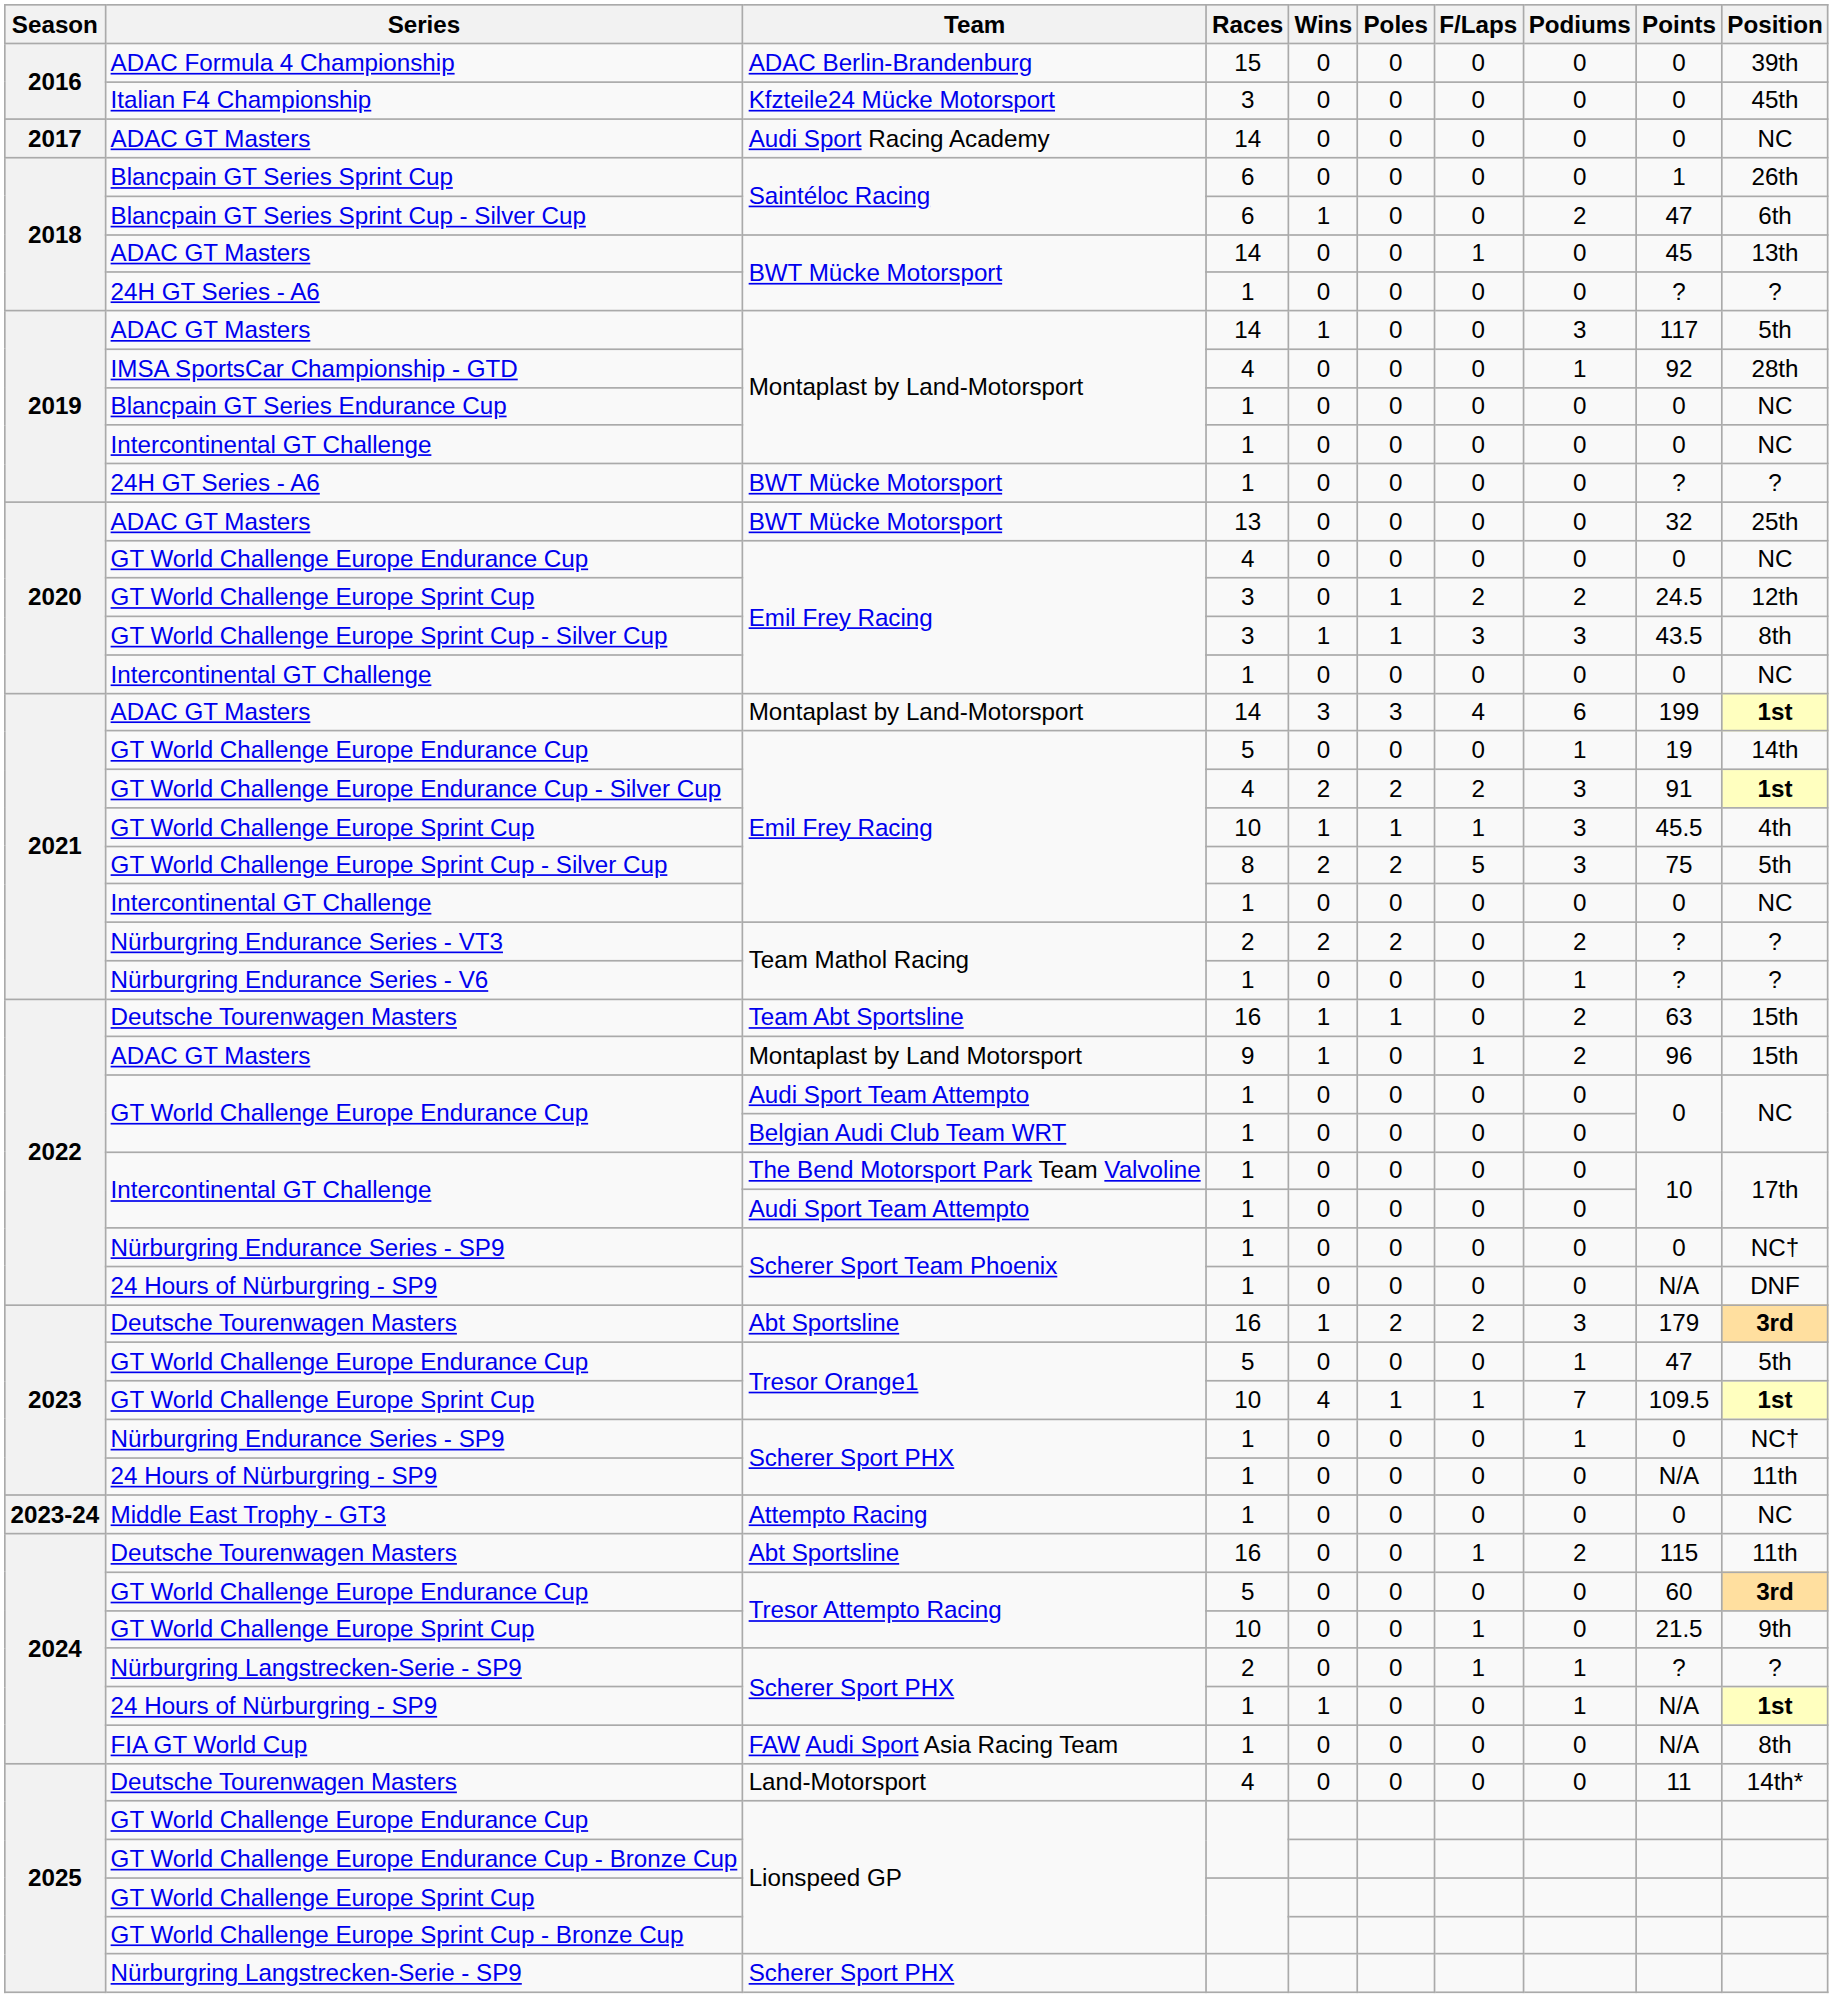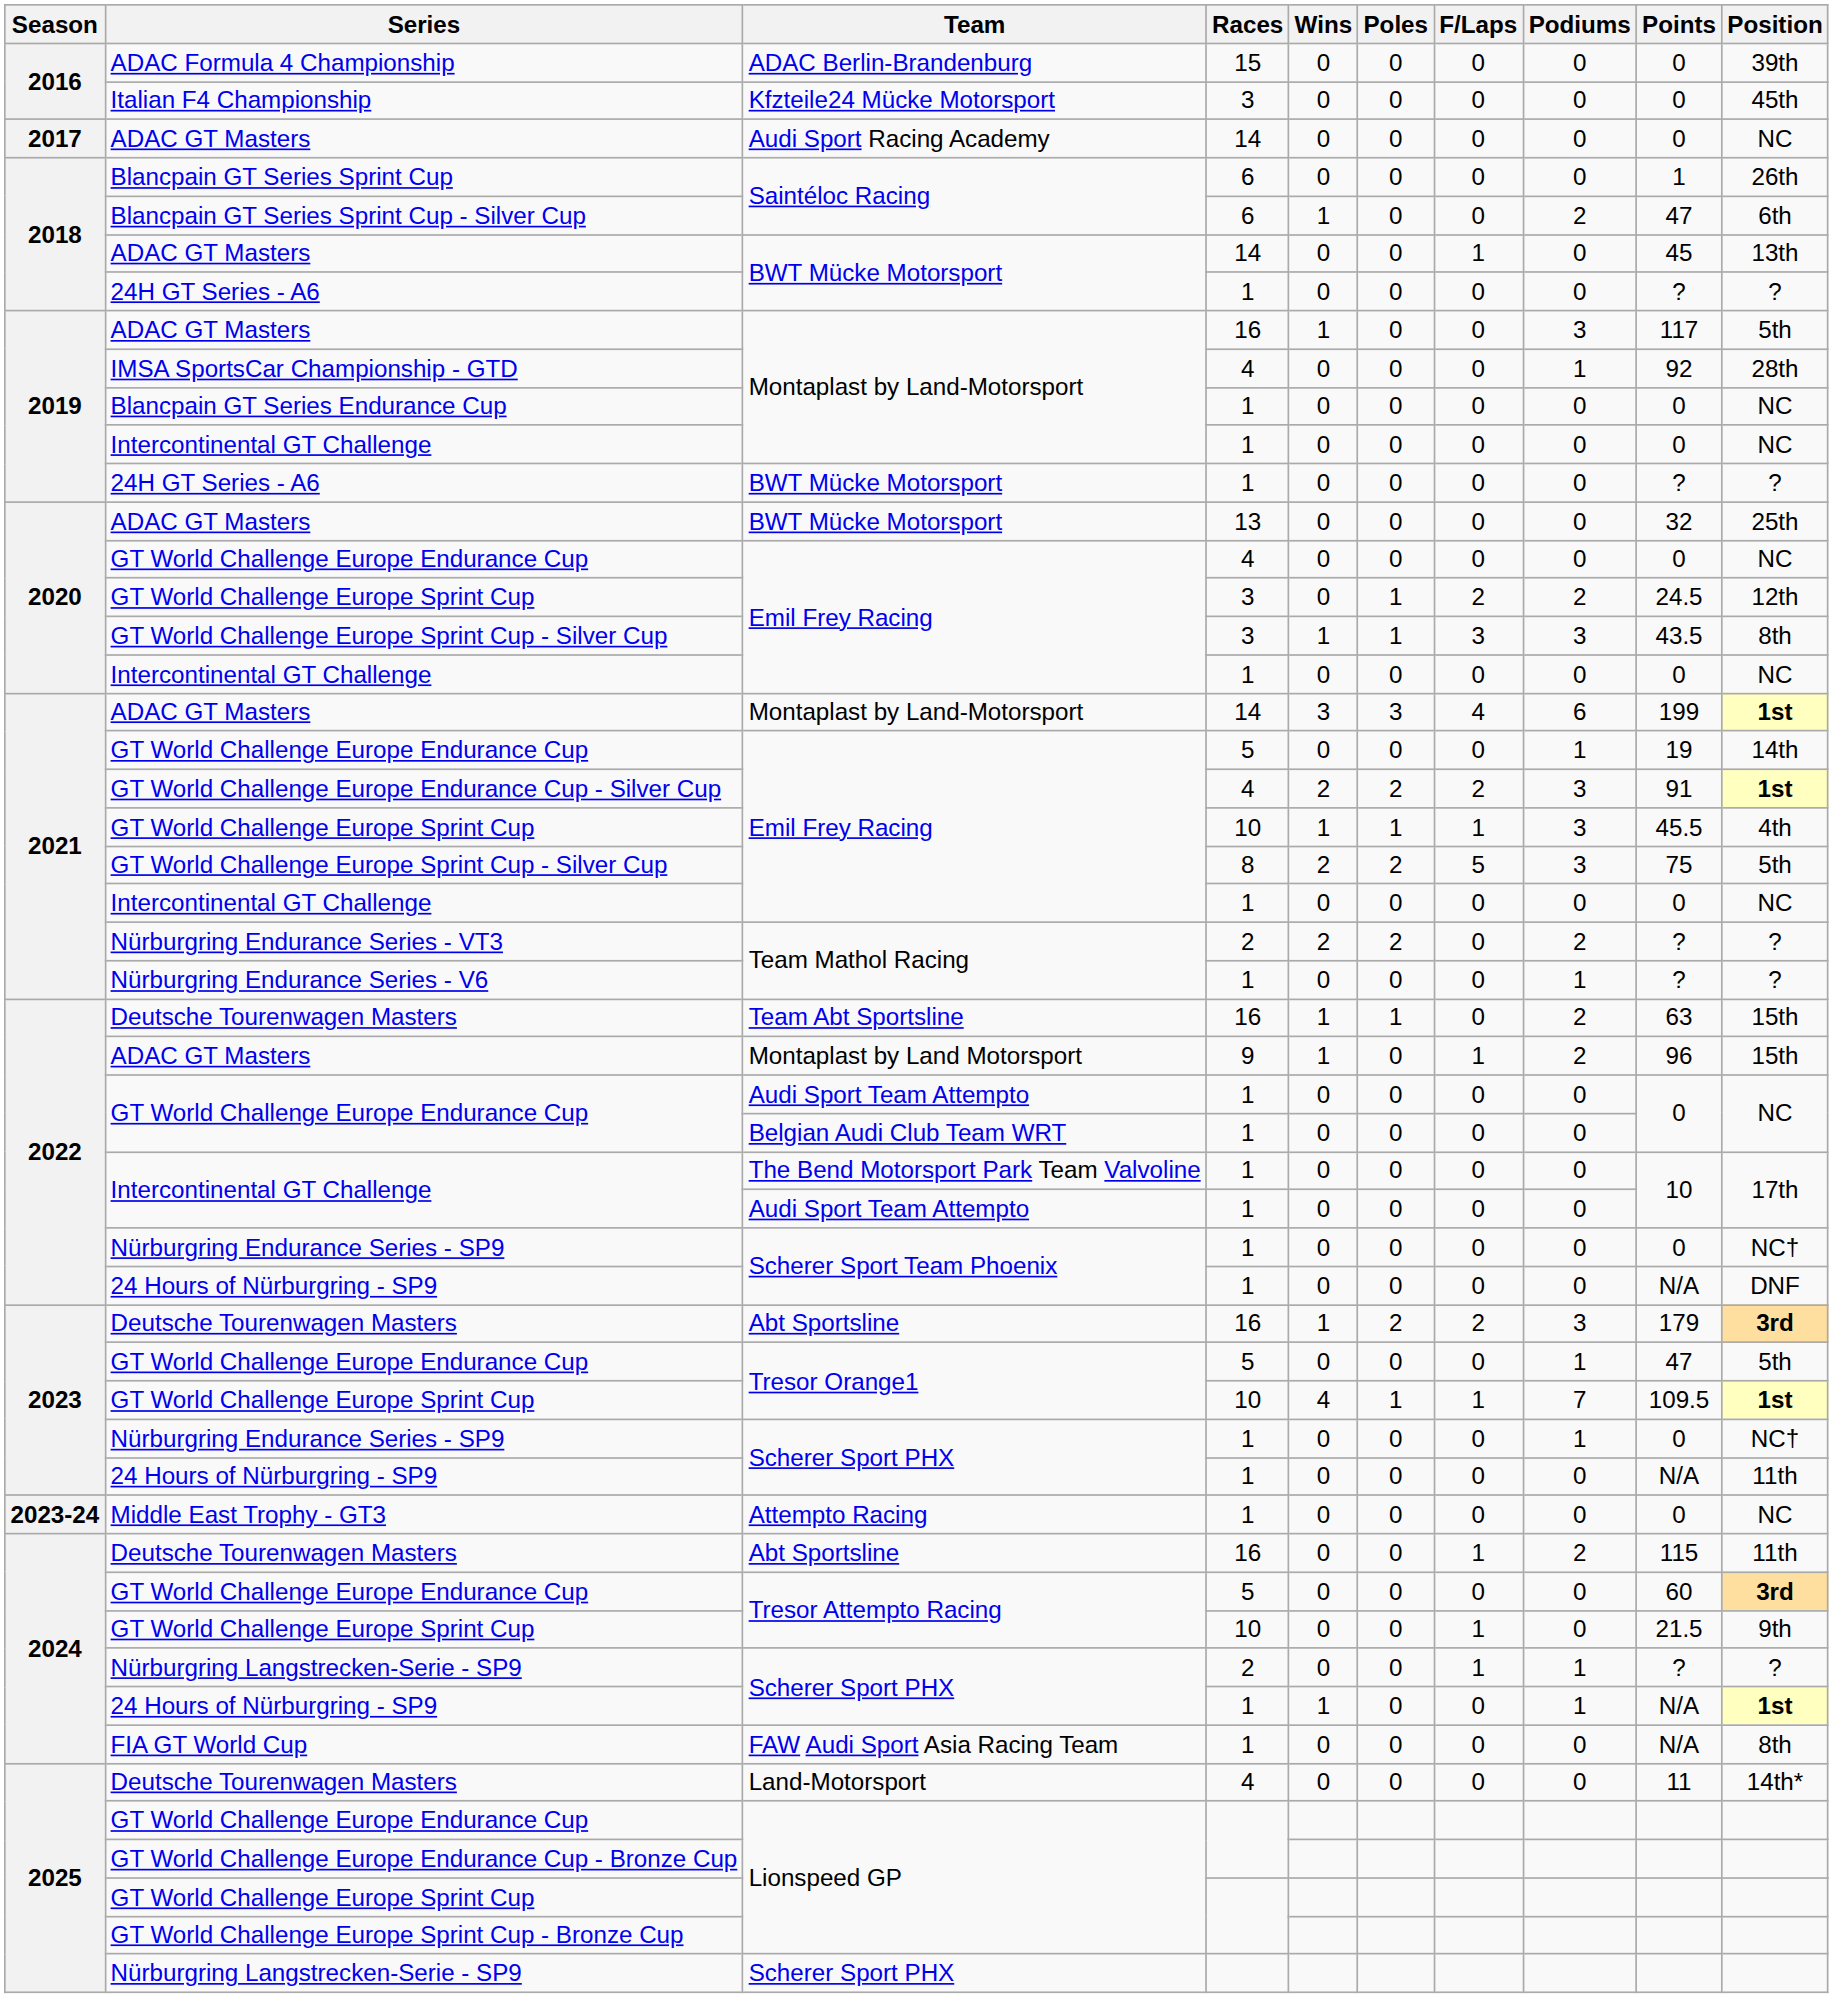(1248, 330) 14 -> (1248, 330) 16
